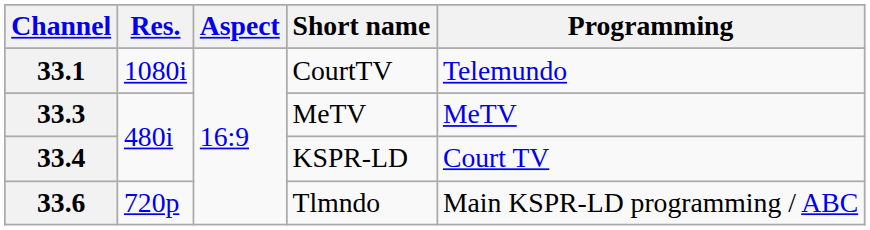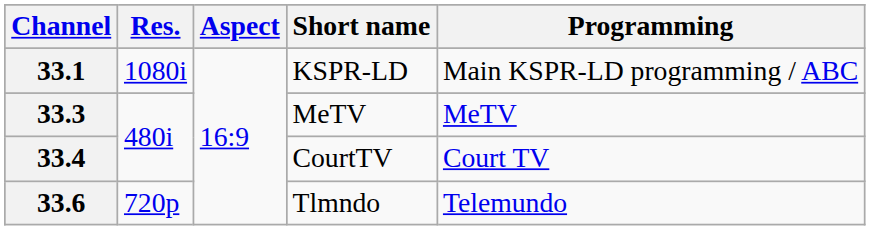(343, 70) CourtTV -> (350, 70) KSPR-LD
(505, 70) Telemundo -> (651, 70) Main KSPR-LD programming / ABC
(350, 158) KSPR-LD -> (343, 158) CourtTV
(651, 202) Main KSPR-LD programming / ABC -> (505, 202) Telemundo
